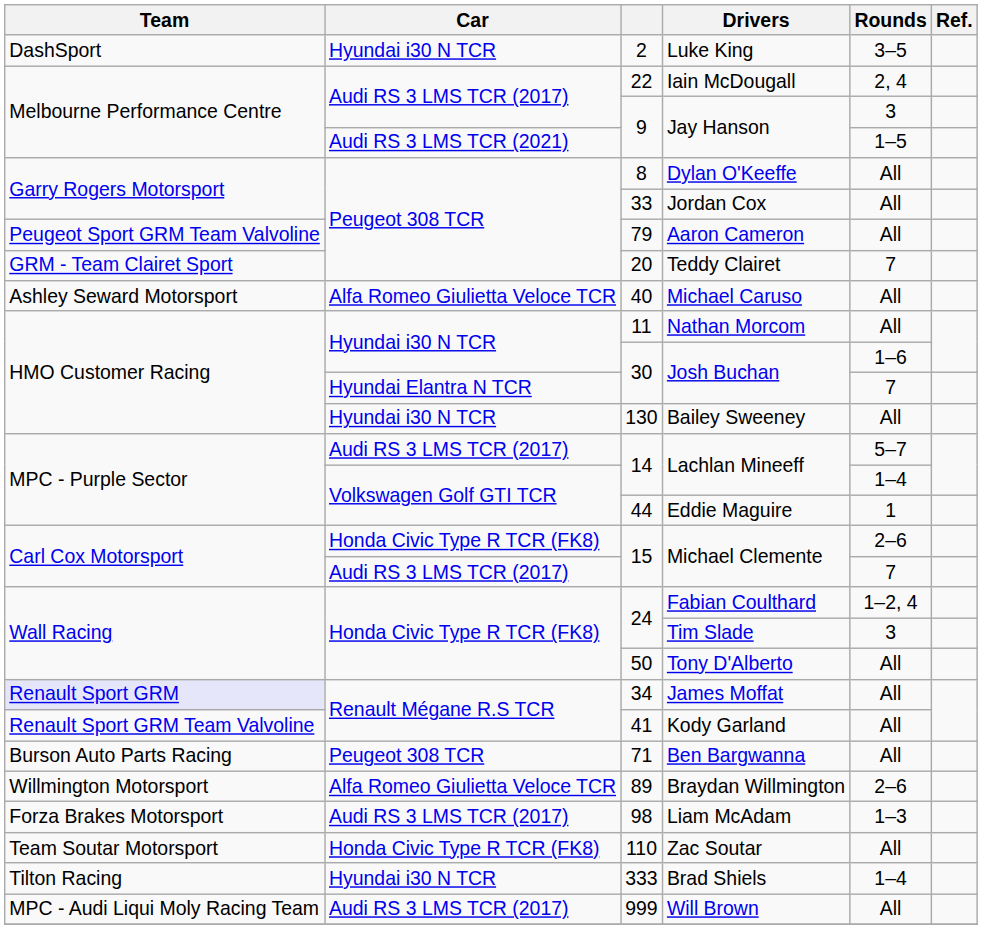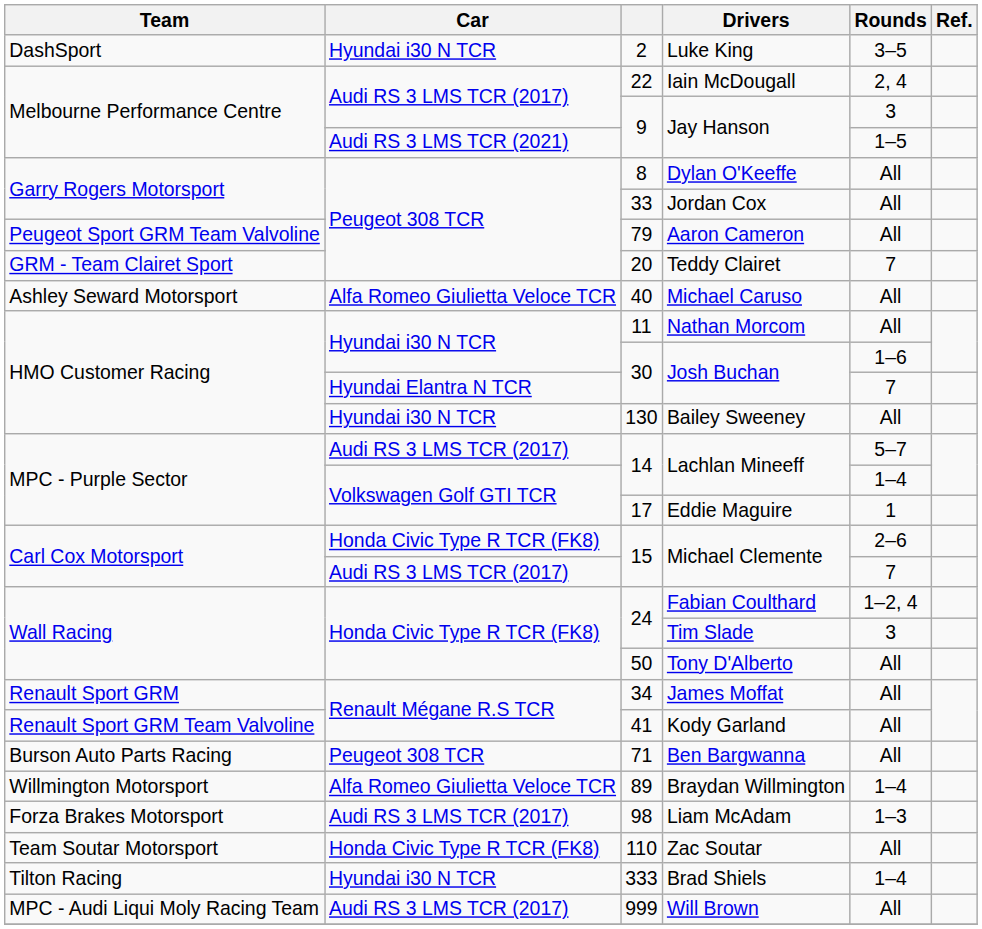(641, 510) 44 -> (641, 510) 17
(94, 694) lavender background -> (94, 694) no background
(891, 786) 2–6 -> (891, 786) 1–4
